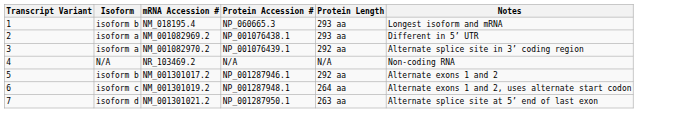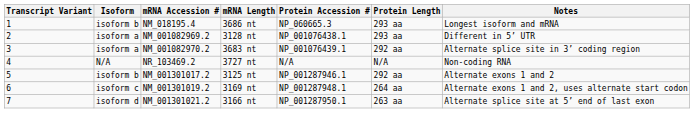+ column: (249, 11)
